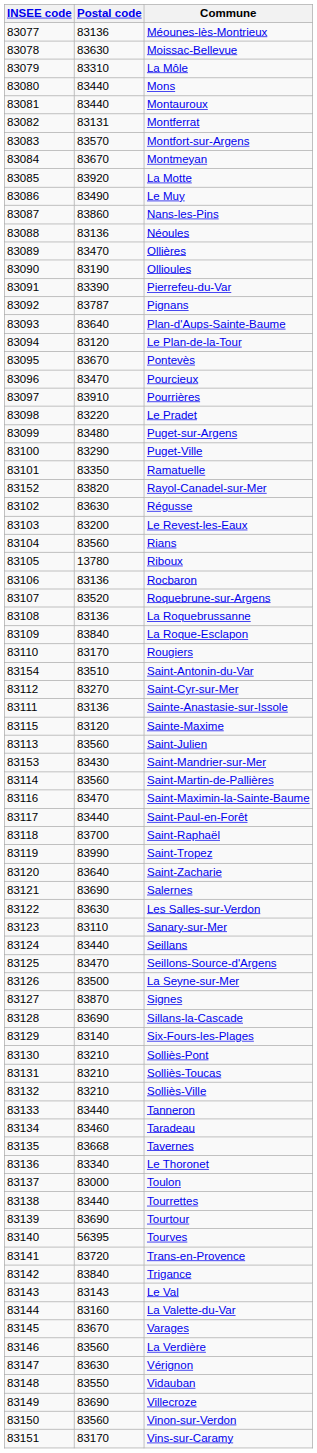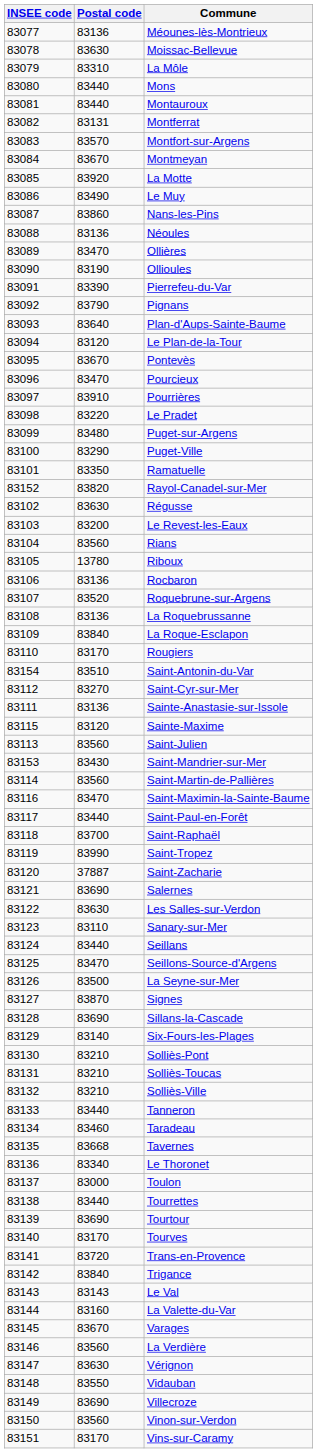(93, 305) 83787 -> (93, 305) 83790
(93, 872) 83640 -> (93, 872) 37887
(93, 1237) 56395 -> (93, 1237) 83170
